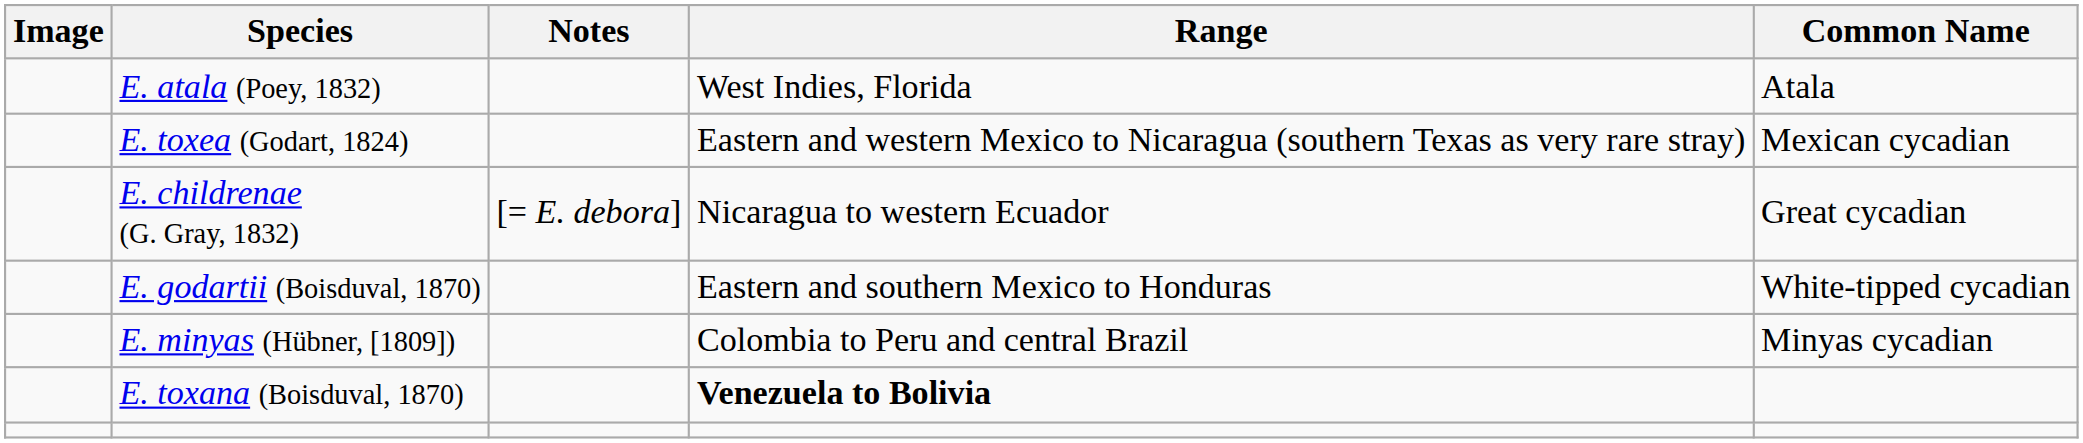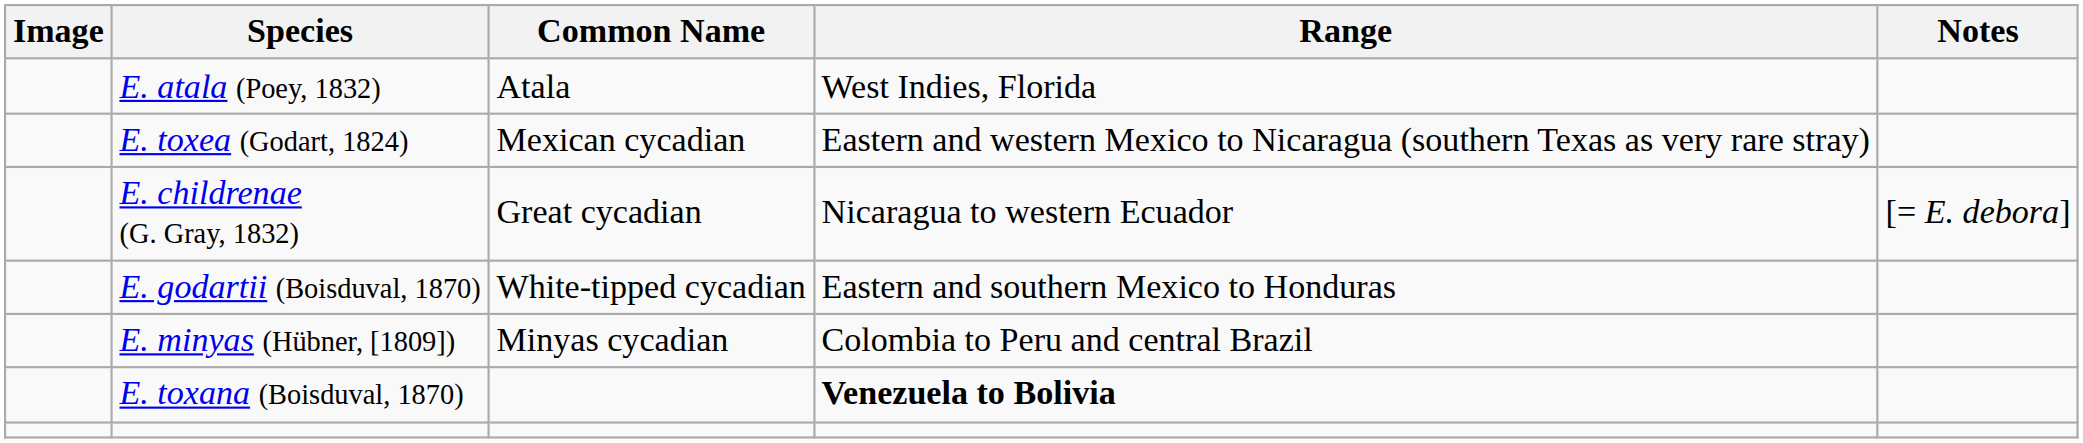columns swapped: (1916, 31) <-> (589, 31)
